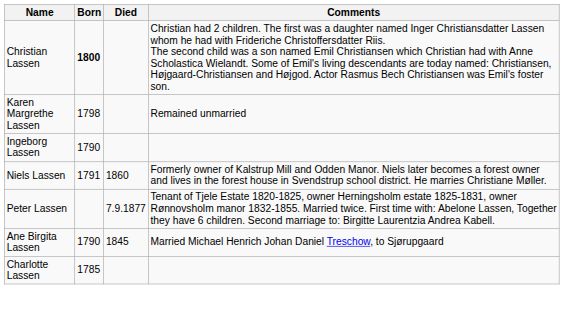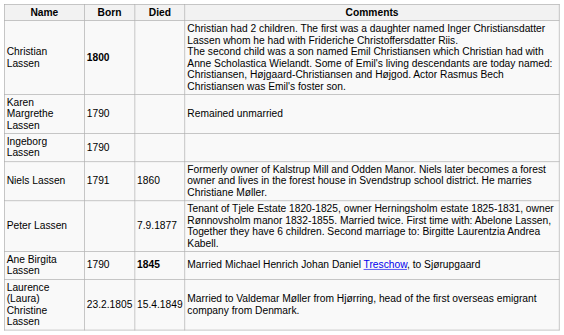(89, 114) 1798 -> (98, 114) 1790
(117, 242) normal -> (148, 265) bold
- row: (27, 270)
+ row: (28, 304)
